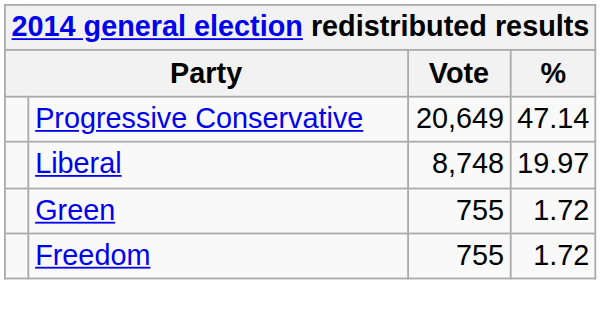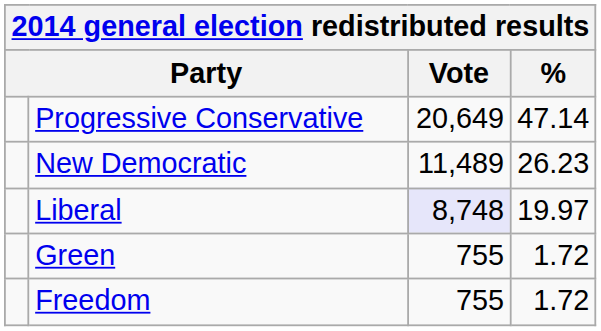+ row: (141, 164)
(468, 164) no background -> (468, 210) lavender background
